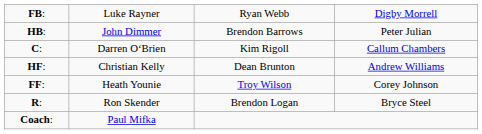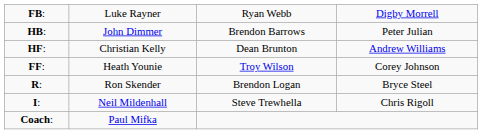- row: (37, 49)
+ row: (37, 102)
